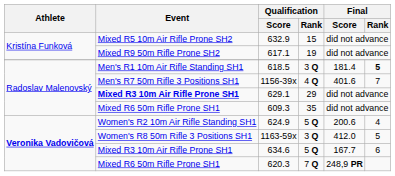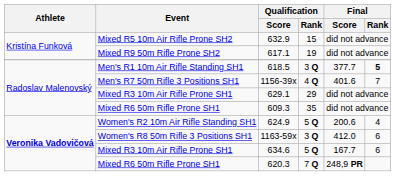(345, 67) 181.4 -> (345, 67) 377.7
(168, 95) bold -> (165, 95) normal
(378, 137) 5 -> (378, 137) 6
